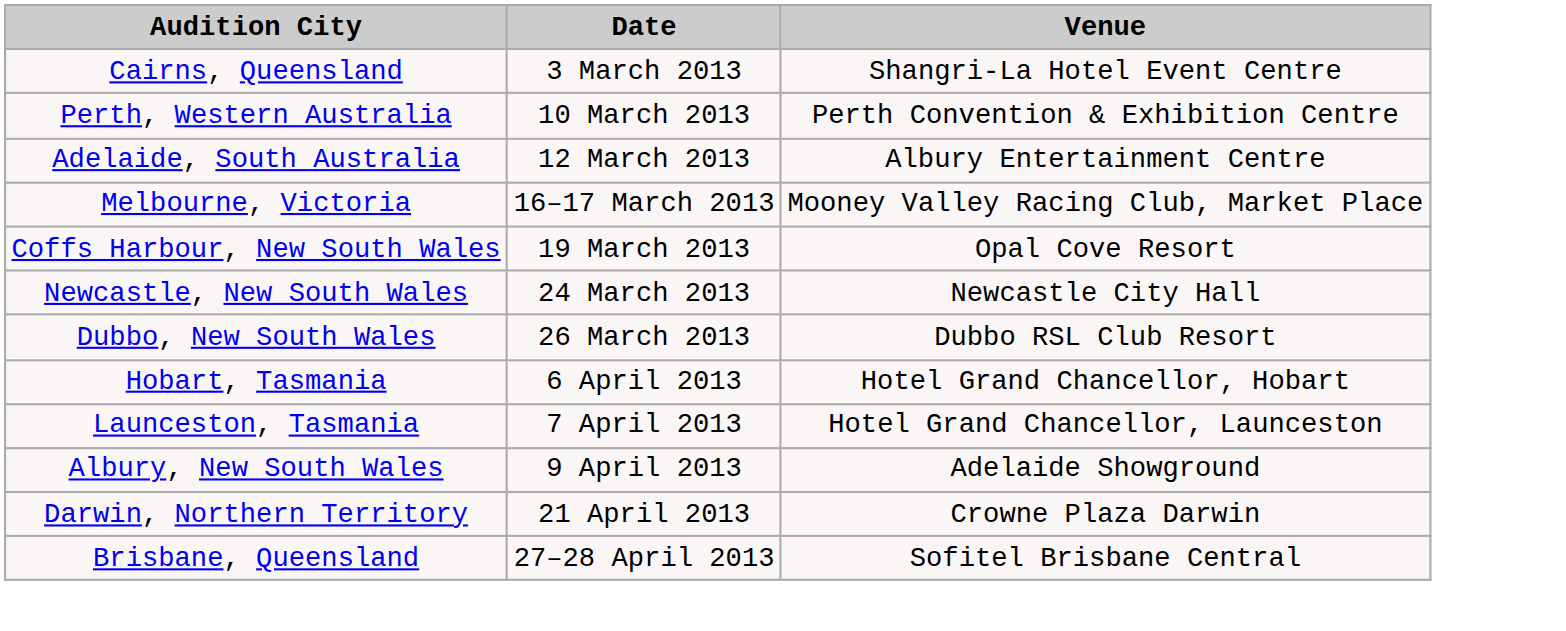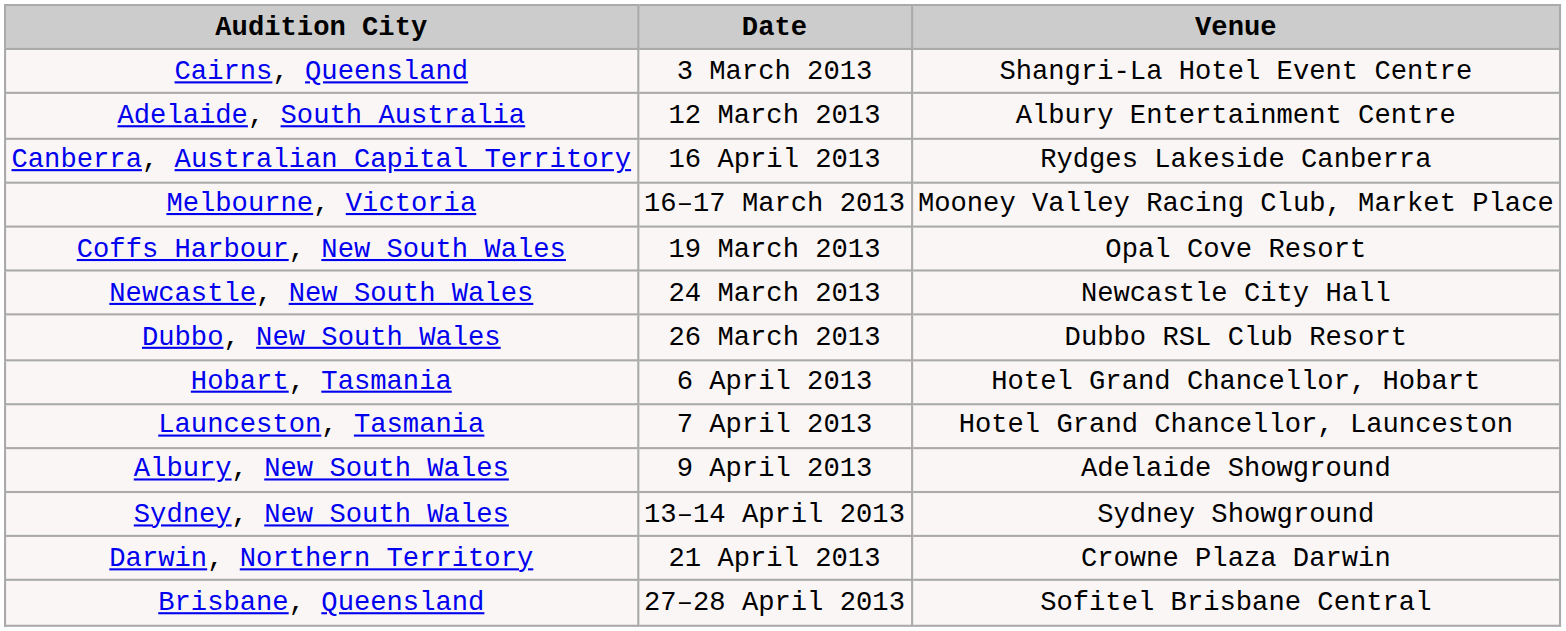- row: (256, 116)
+ row: (321, 160)
+ row: (321, 514)
